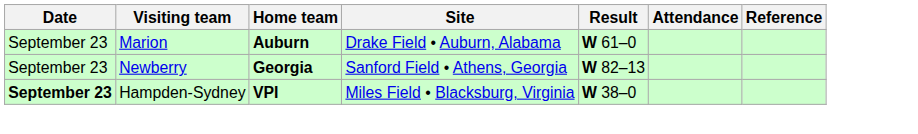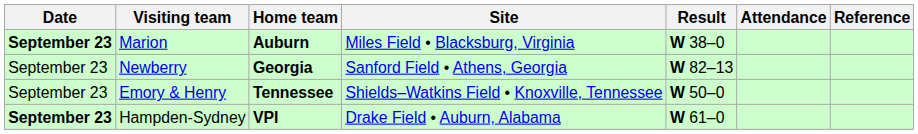(58, 42) normal -> (60, 42) bold
(453, 42) Drake Field • Auburn, Alabama -> (460, 42) Miles Field • Blacksburg, Virginia
(609, 42) W 61–0 -> (697, 42) W 38–0
+ row: (173, 92)
(460, 92) Miles Field • Blacksburg, Virginia -> (453, 117) Drake Field • Auburn, Alabama
(609, 92) W 38–0 -> (697, 117) W 61–0
